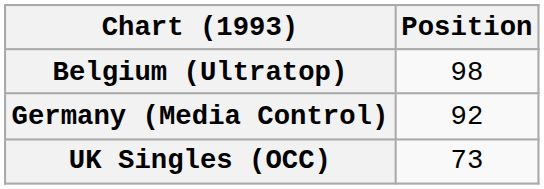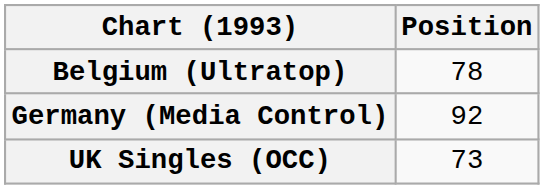(467, 72) 98 -> (467, 72) 78
